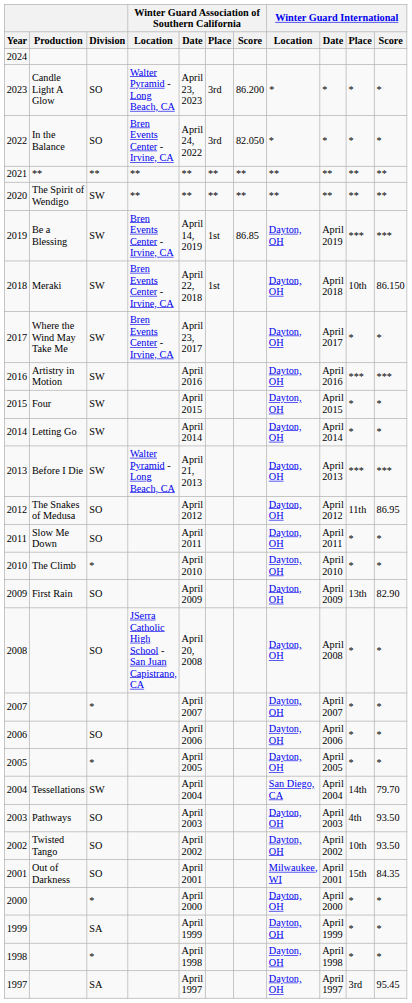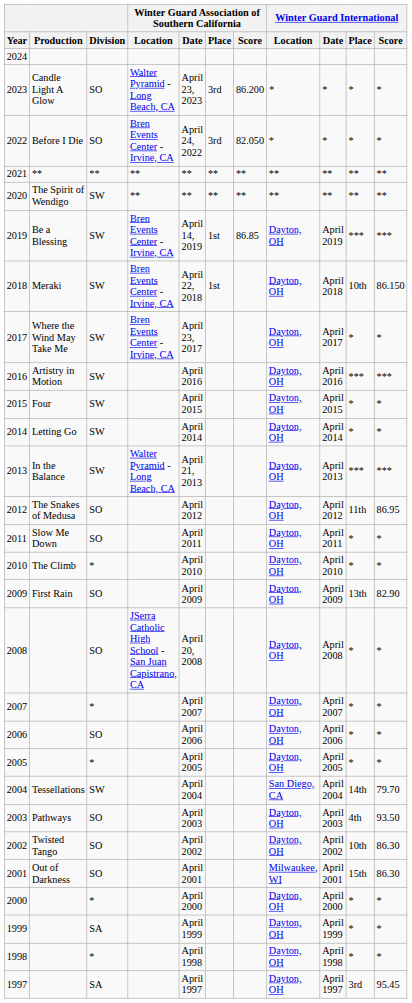(48, 140) In the Balance -> (57, 140) Before I Die
(57, 471) Before I Die -> (48, 471) In the Balance
(388, 845) 93.50 -> (388, 845) 86.30
(388, 873) 84.35 -> (388, 873) 86.30
